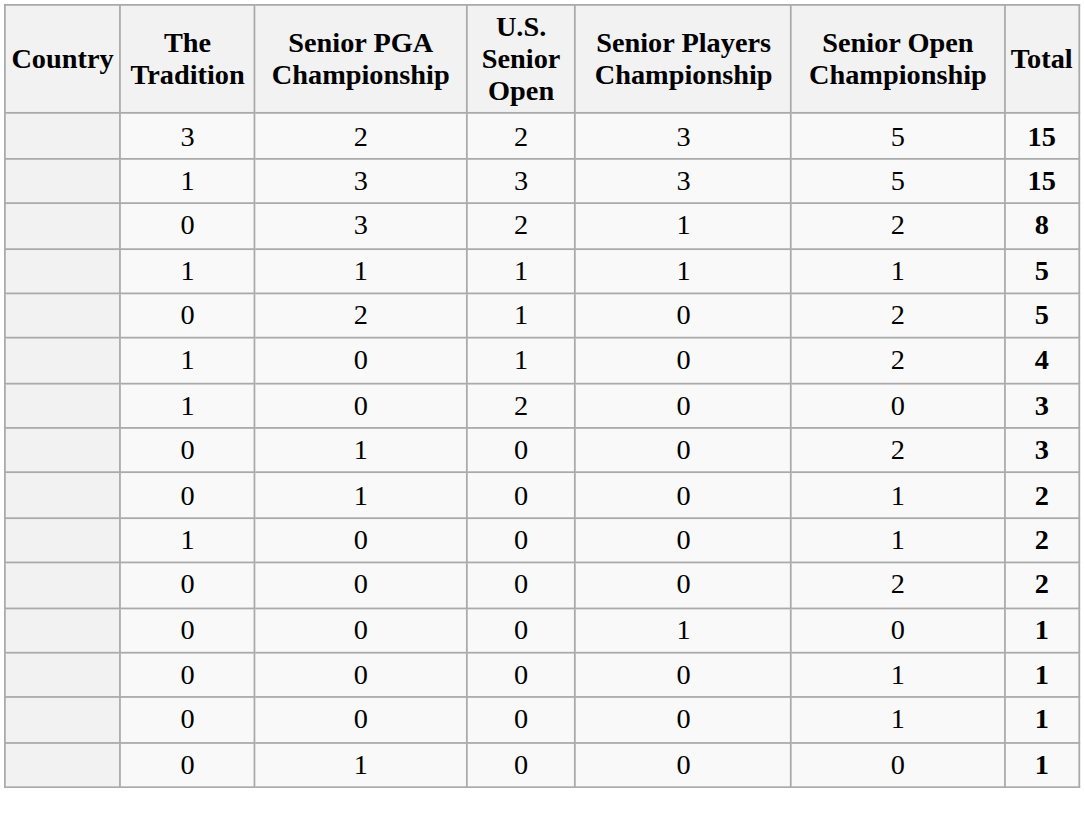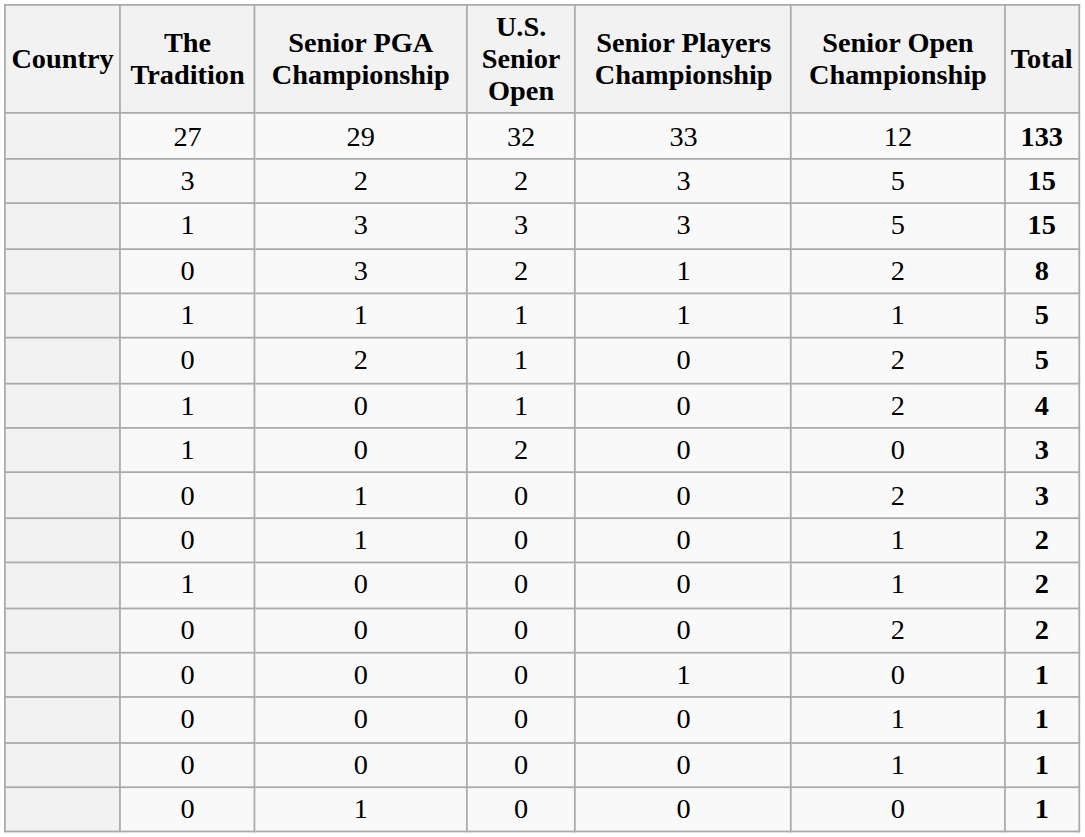+ row: (361, 135)
